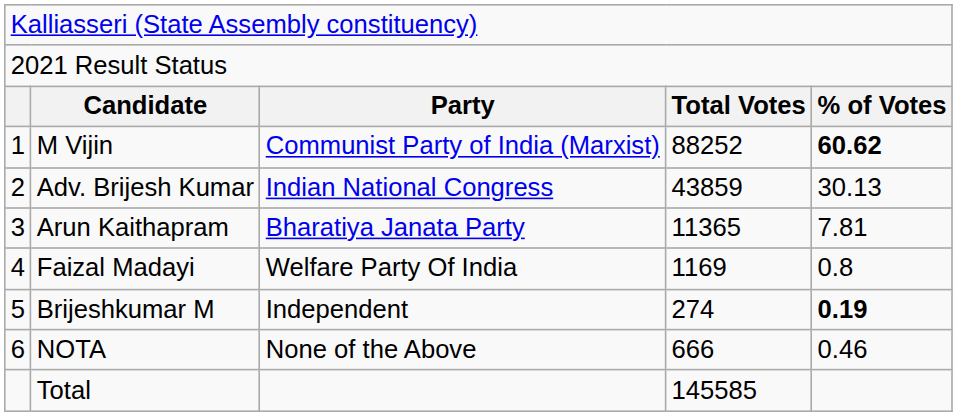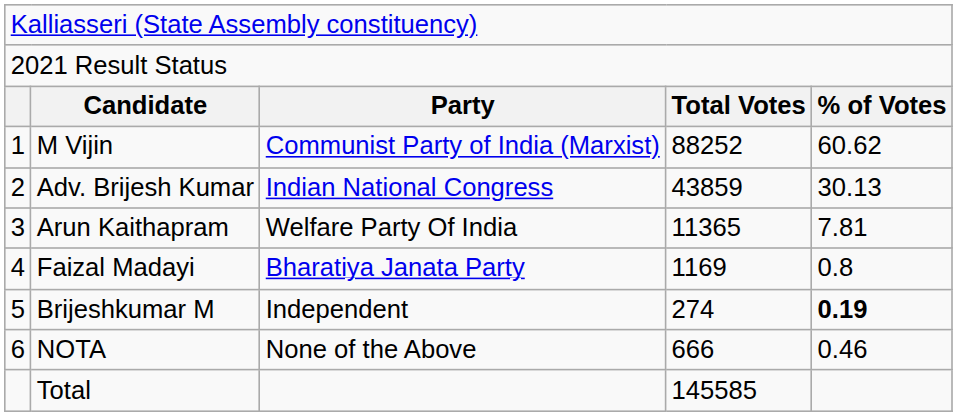(850, 146) bold -> (850, 146) normal
(395, 227) Bharatiya Janata Party -> (391, 227) Welfare Party Of India
(391, 268) Welfare Party Of India -> (395, 268) Bharatiya Janata Party
